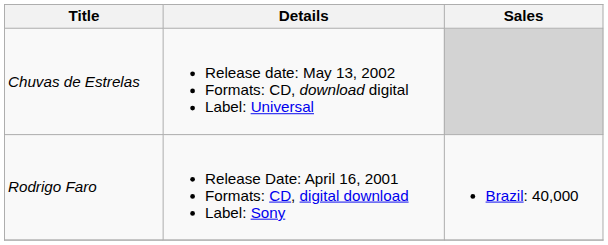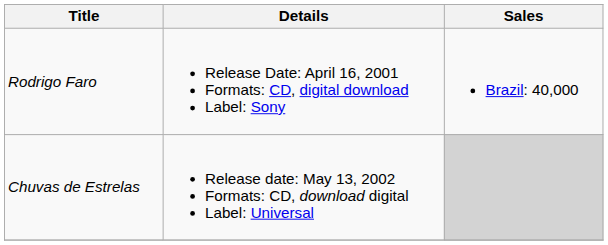rows swapped: (52, 187) <-> (74, 81)
